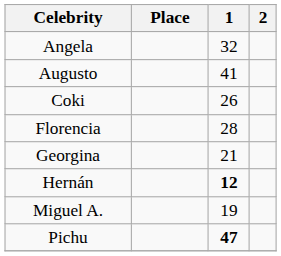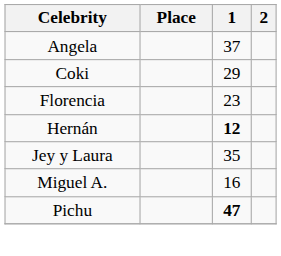(229, 45) 32 -> (232, 45) 37
- row: (68, 73)
(229, 100) 26 -> (232, 73) 29
(229, 127) 28 -> (232, 100) 23
- row: (68, 155)
+ row: (72, 155)
(229, 210) 19 -> (232, 182) 16
